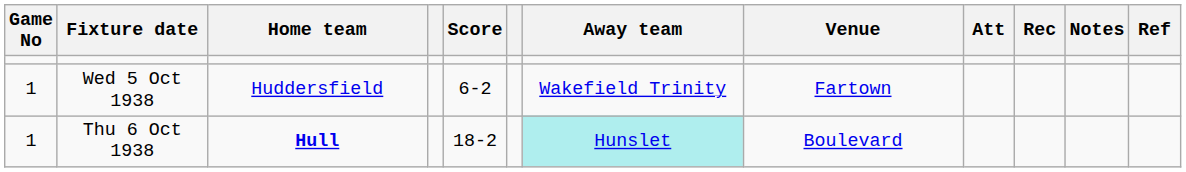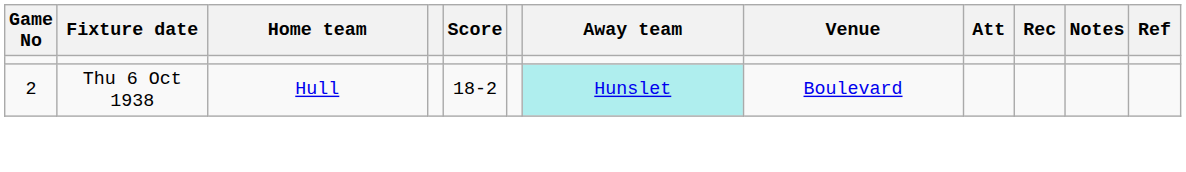- row: (132, 90)
(31, 141) 1 -> (31, 90) 2
(317, 141) bold -> (317, 90) normal
